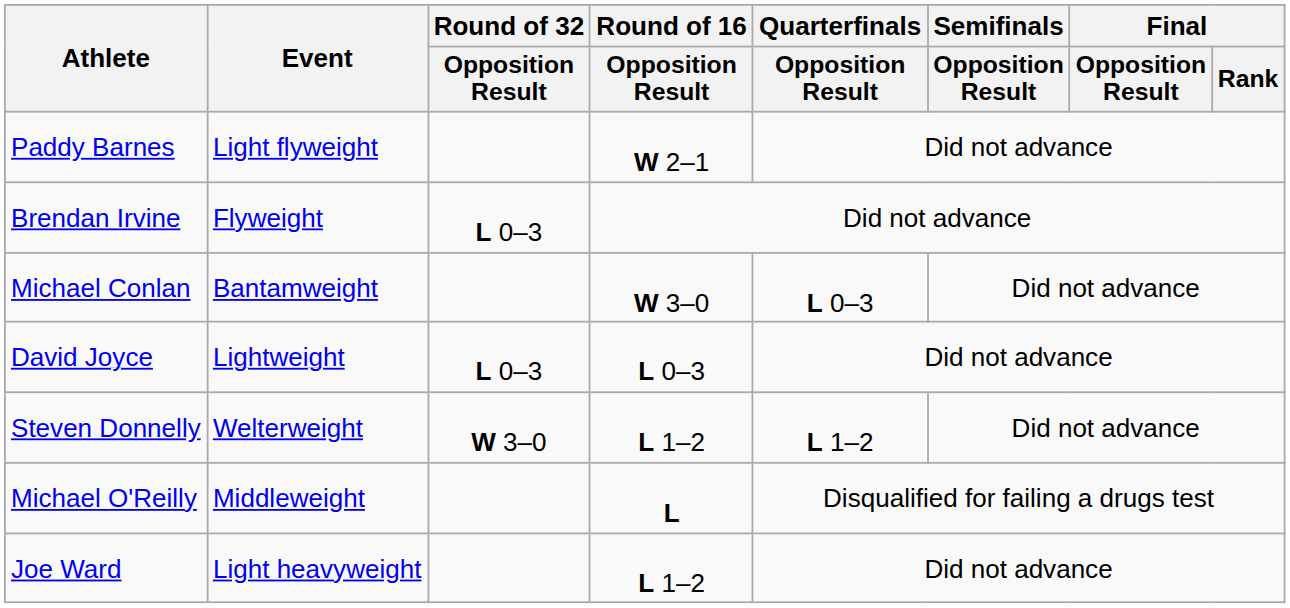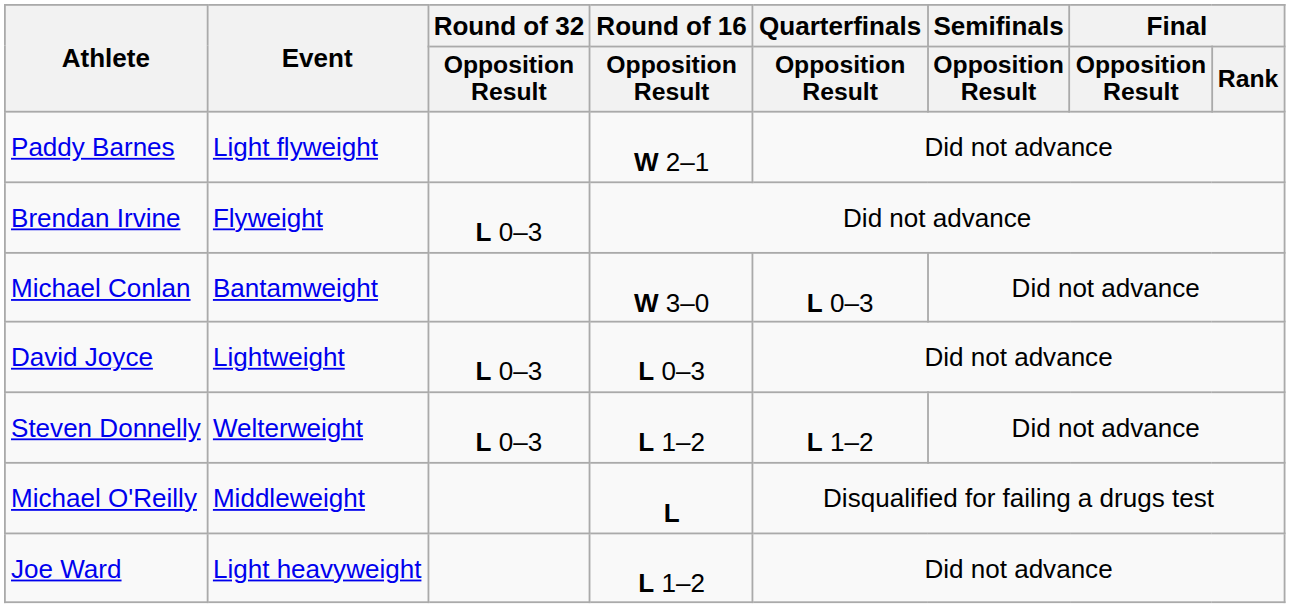(509, 443) W 3–0 -> (509, 443) L 0–3
